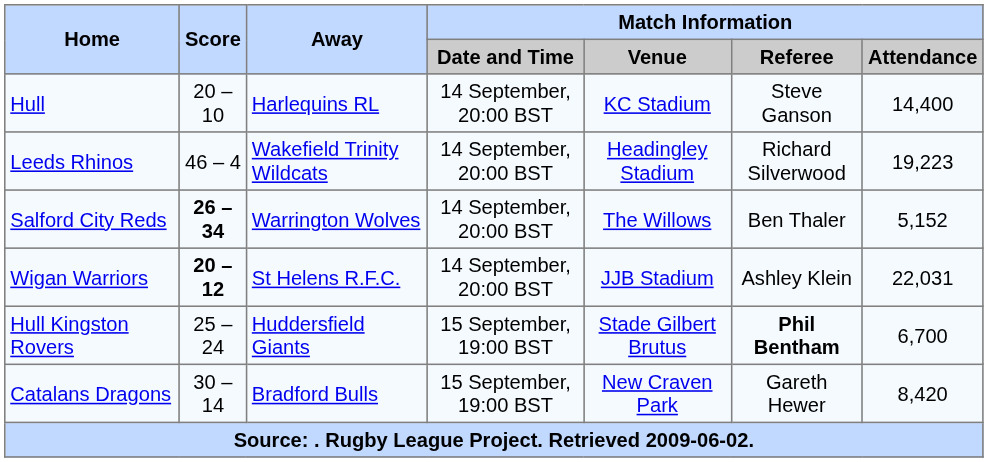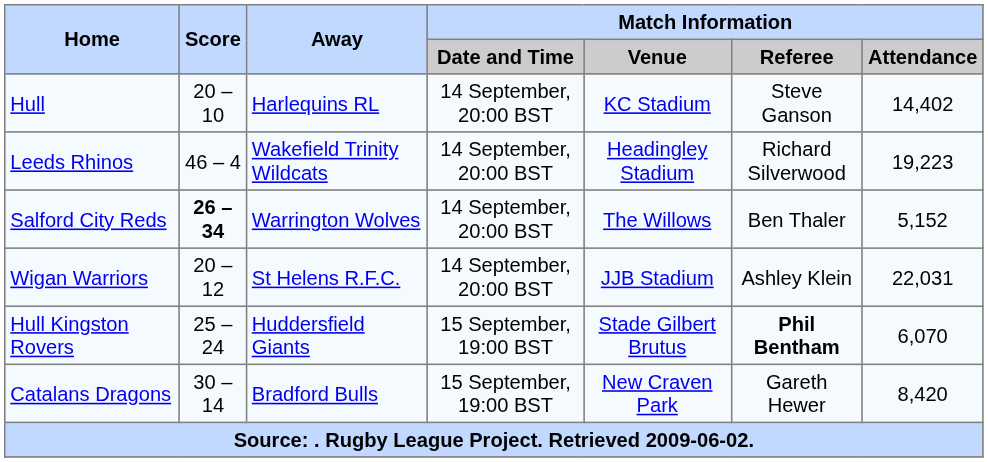(923, 103) 14,400 -> (923, 103) 14,402
(213, 277) bold -> (213, 277) normal
(923, 335) 6,700 -> (923, 335) 6,070
